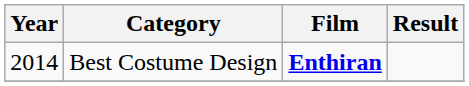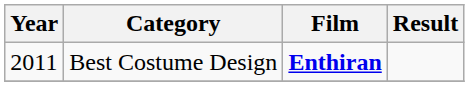(34, 61) 2014 -> (34, 61) 2011
